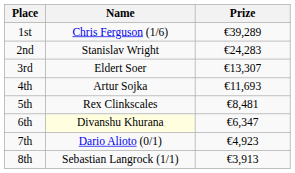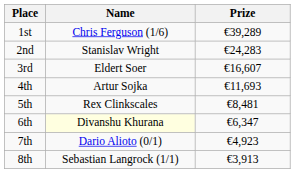(243, 68) €13,307 -> (243, 68) €16,607
